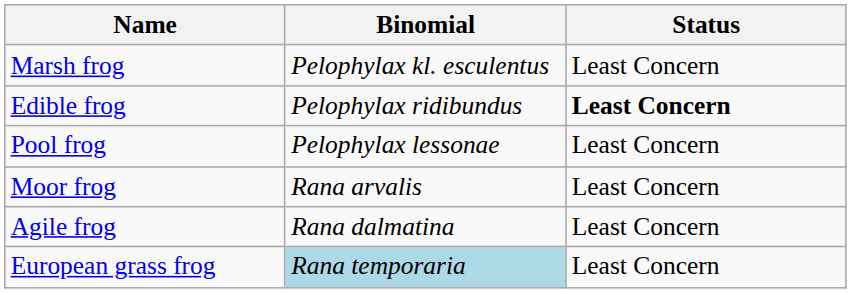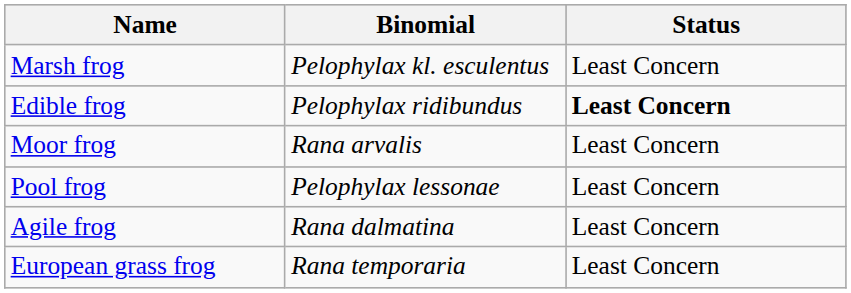rows swapped: (58, 145) <-> (63, 186)
(378, 266) lightblue background -> (378, 266) no background
